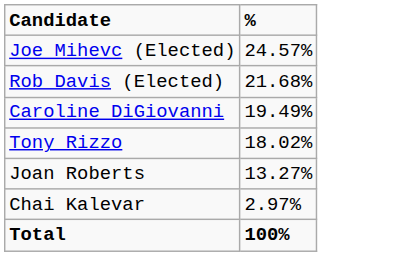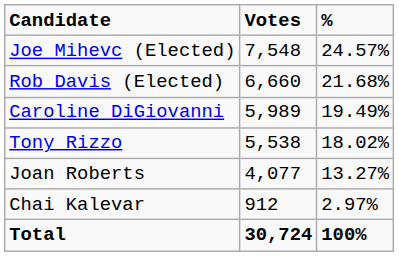+ column: (273, 20)
